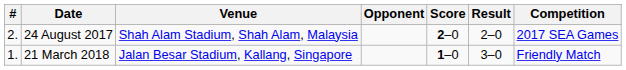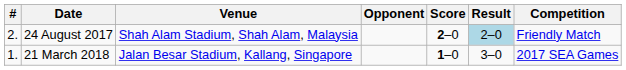(491, 34) no background -> (491, 34) lightblue background
(567, 34) 2017 SEA Games -> (559, 34) Friendly Match
(559, 55) Friendly Match -> (567, 55) 2017 SEA Games
